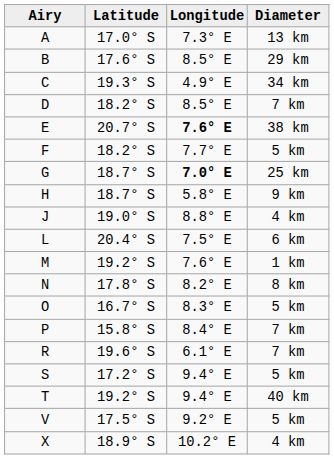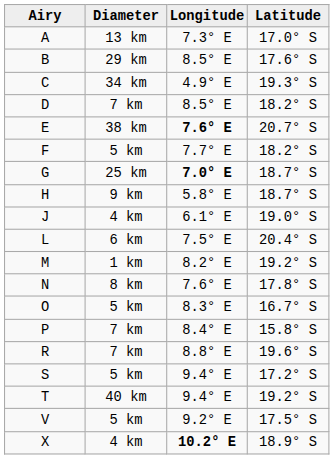columns swapped: (126, 16) <-> (288, 16)
(207, 218) 8.8° E -> (207, 218) 6.1° E
(207, 263) 7.6° E -> (207, 263) 8.2° E
(207, 285) 8.2° E -> (207, 285) 7.6° E
(207, 353) 6.1° E -> (207, 353) 8.8° E
(207, 442) normal -> (207, 442) bold
